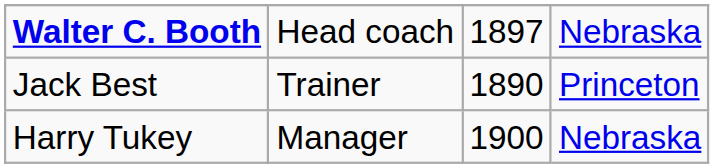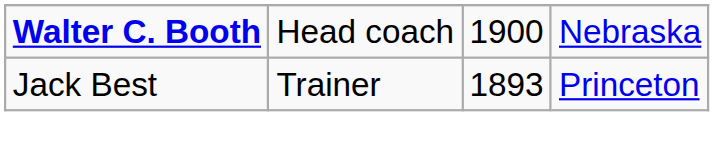(507, 32) 1897 -> (507, 32) 1900
(507, 84) 1890 -> (507, 84) 1893
- row: (102, 137)
